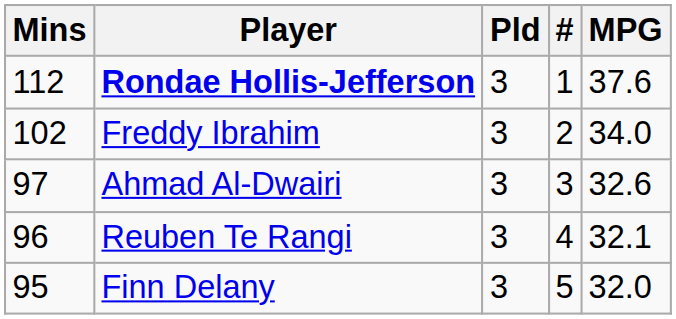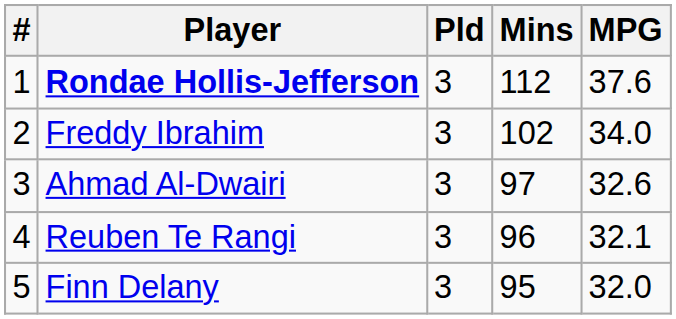columns swapped: (565, 30) <-> (50, 30)
